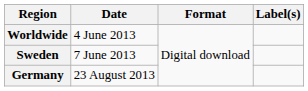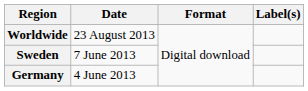(105, 34) 4 June 2013 -> (114, 34) 23 August 2013
(114, 75) 23 August 2013 -> (105, 75) 4 June 2013
